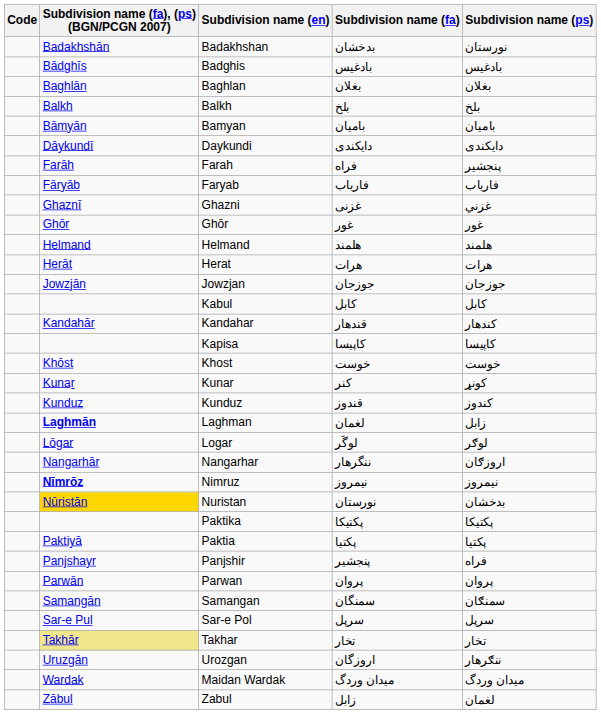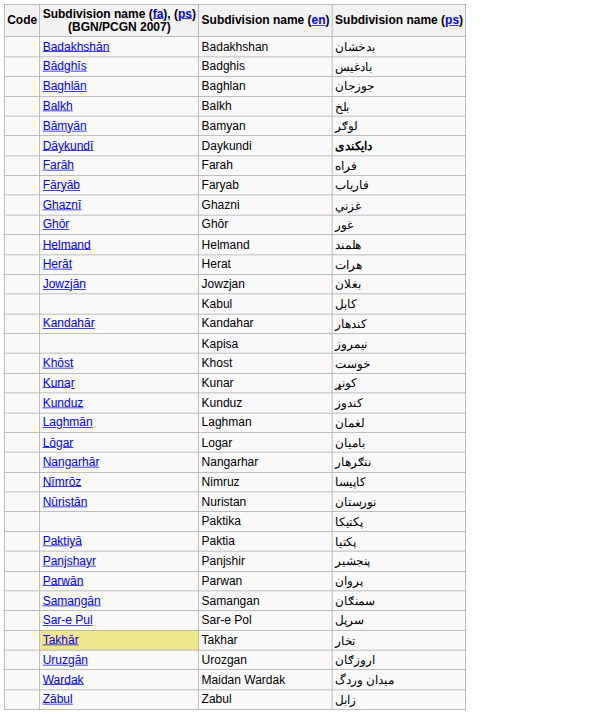- column: (397, 20)
(486, 47) نورستان -> (355, 47) بدخشان
(478, 86) بغلان -> (355, 86) جوزجان
(480, 126) بامیان -> (346, 126) لوګر
(484, 146) normal -> (354, 146) bold
(483, 165) پنجشیر -> (346, 165) فراه
(485, 284) جوزجان -> (348, 284) بغلان
(481, 344) کاپيسا -> (351, 344) نيمروز
(69, 422) bold -> (68, 422) normal
(476, 423) زابل -> (350, 423) لغمان
(477, 442) لوګر -> (350, 442) بامیان
(485, 462) اروزګان -> (353, 462) ننګرهار
(63, 482) bold -> (62, 482) normal
(481, 482) نيمروز -> (350, 482) کاپيسا
(65, 501) gold background -> (65, 501) no background
(485, 502) بدخشان -> (356, 502) نورستان
(476, 561) فراه -> (353, 561) پنجشیر
(483, 660) ننګرهار -> (355, 660) اروزګان
(480, 700) لغمان -> (346, 700) زابل
